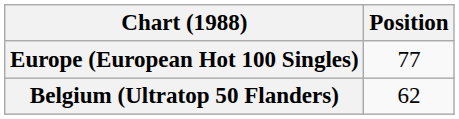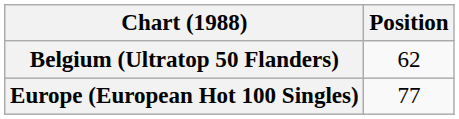rows swapped: (184, 95) <-> (184, 59)
